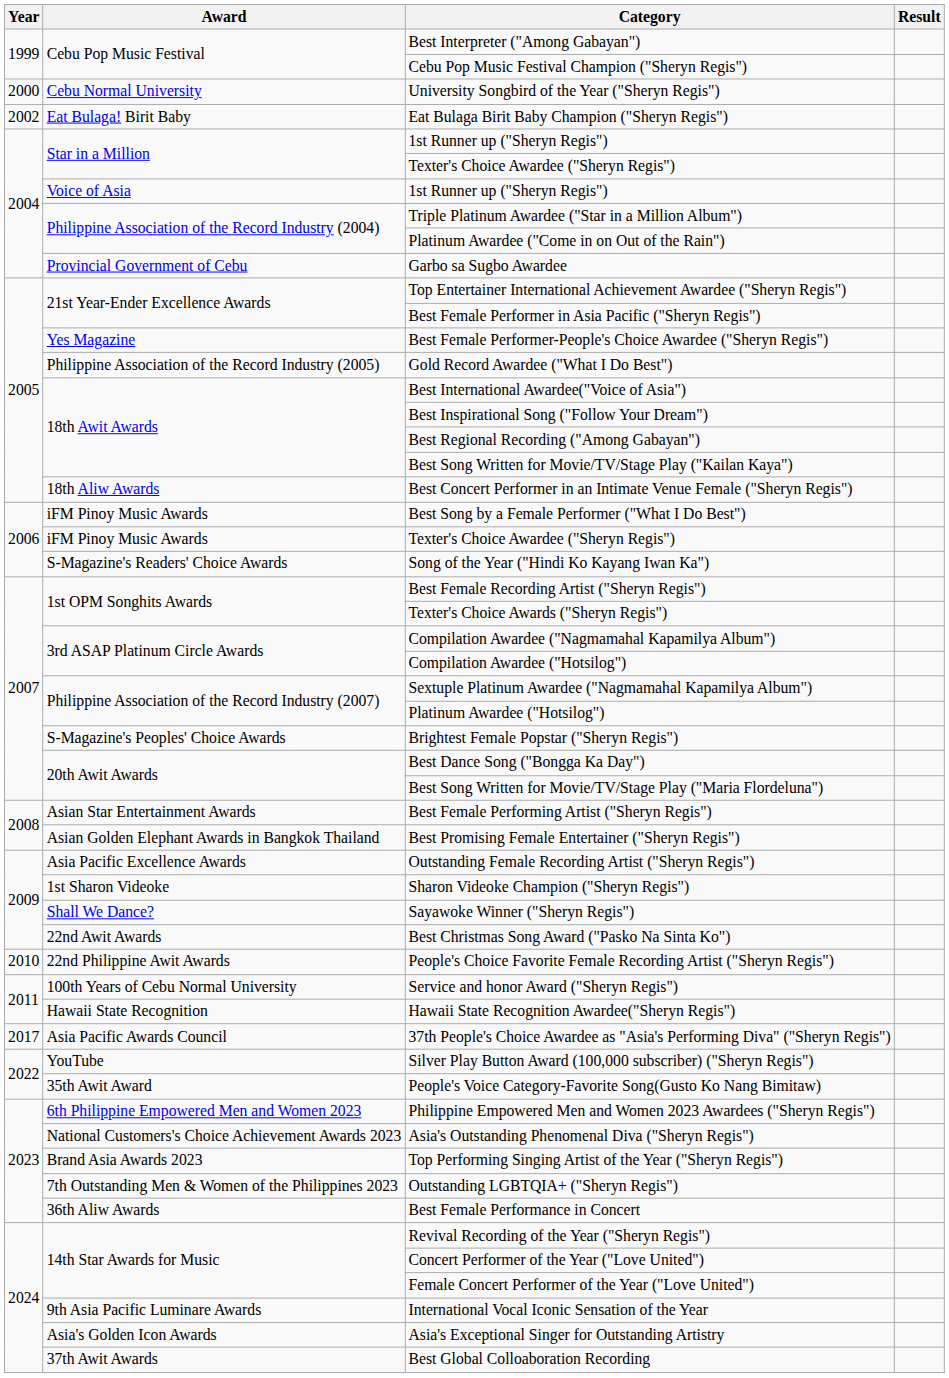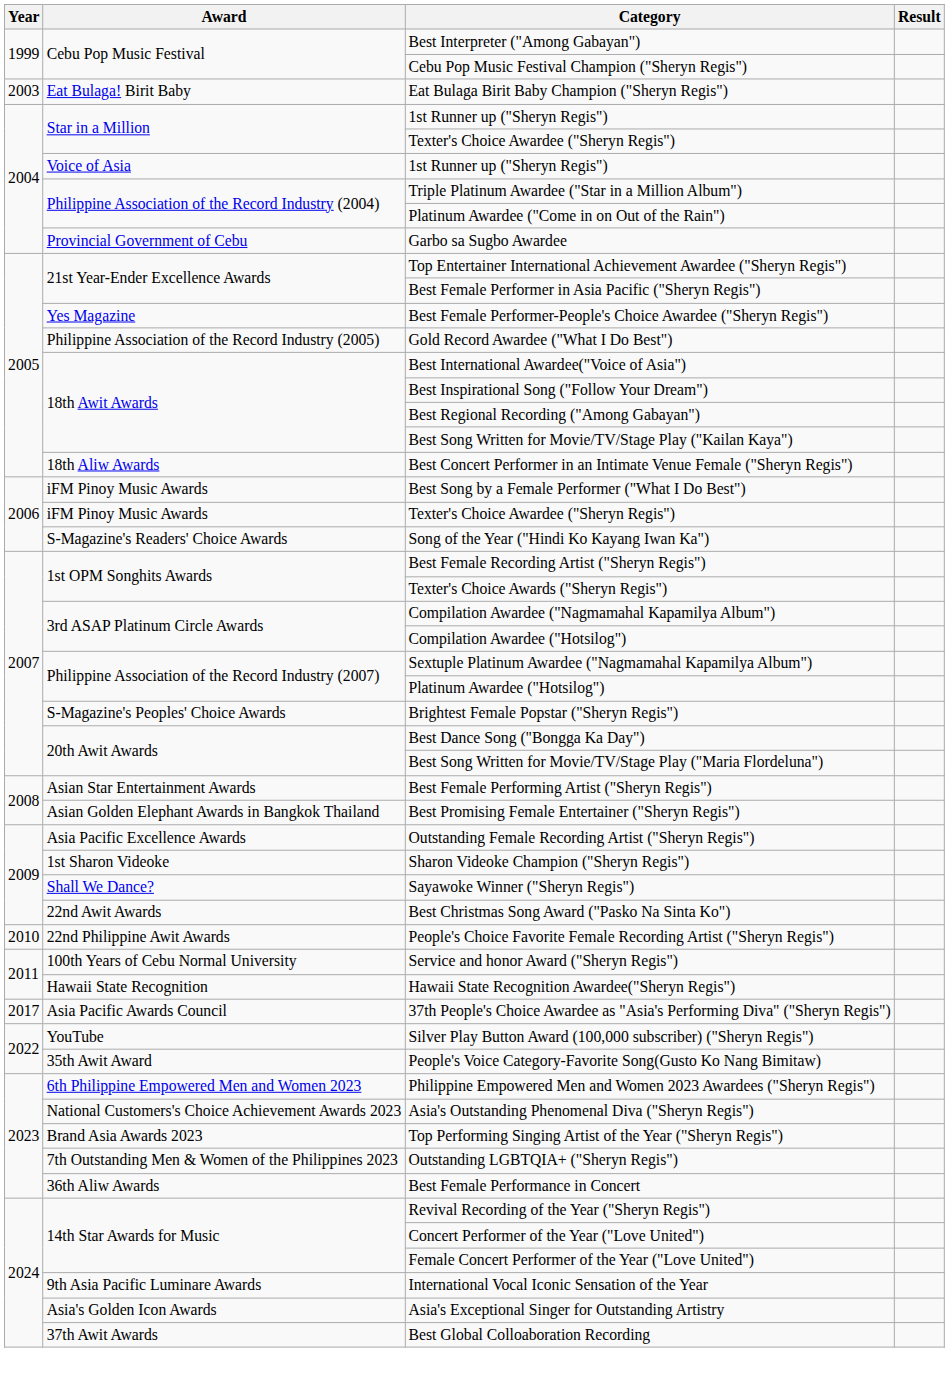- row: (124, 91)
(24, 116) 2002 -> (24, 91) 2003
